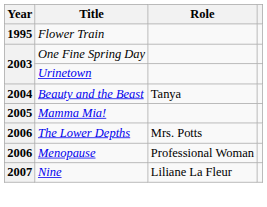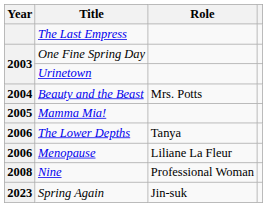- row: (71, 34)
+ row: (82, 34)
(166, 93) Tanya -> (176, 93) Mrs. Potts
(176, 133) Mrs. Potts -> (166, 133) Tanya
(202, 152) Professional Woman -> (191, 152) Liliane La Fleur
(20, 172) 2007 -> (20, 172) 2008
(191, 172) Liliane La Fleur -> (202, 172) Professional Woman
+ row: (71, 192)
